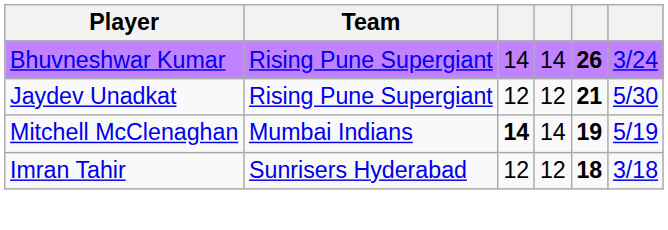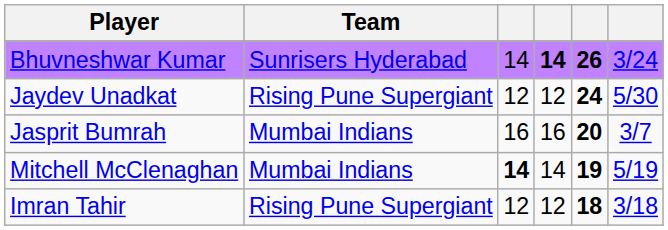(371, 59) Rising Pune Supergiant -> (358, 59) Sunrisers Hyderabad
(553, 59) normal -> (553, 59) bold
(589, 96) 21 -> (589, 96) 24
+ row: (88, 133)
(358, 170) Sunrisers Hyderabad -> (371, 206) Rising Pune Supergiant
